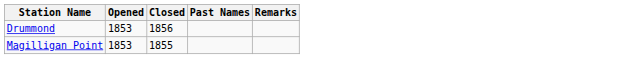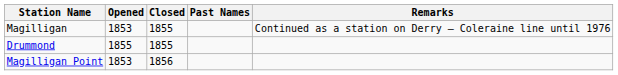+ row: (37, 29)
(120, 29) 1853 -> (120, 45) 1855
(161, 29) 1856 -> (161, 45) 1855
(161, 45) 1855 -> (161, 61) 1856
